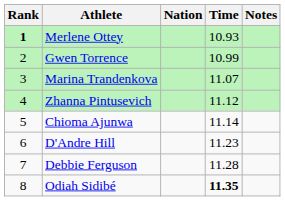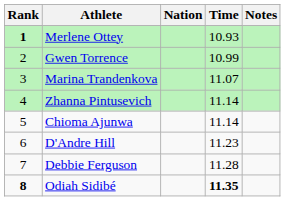(224, 100) 11.12 -> (224, 100) 11.14
(23, 185) normal -> (23, 185) bold
